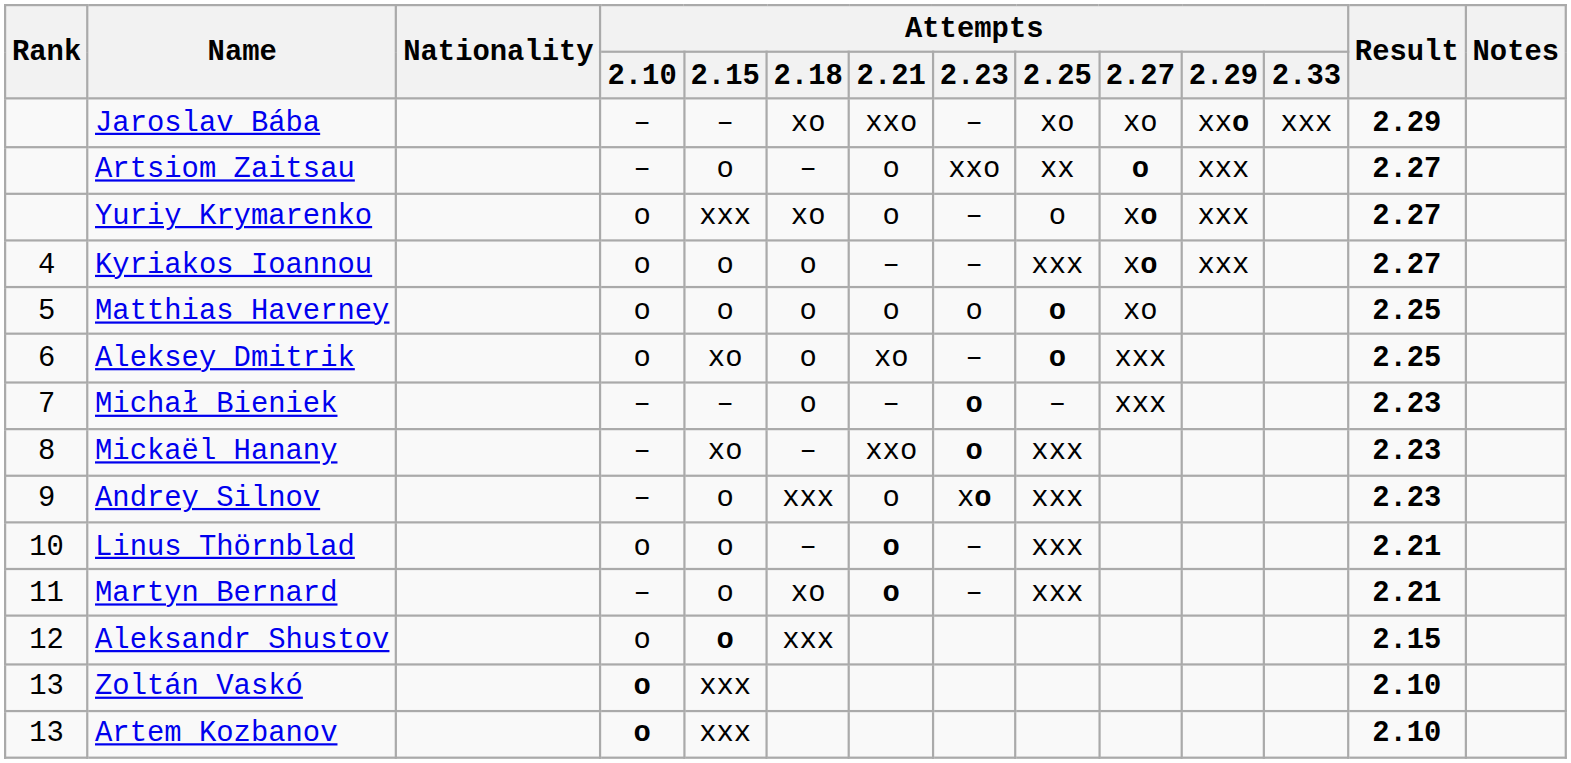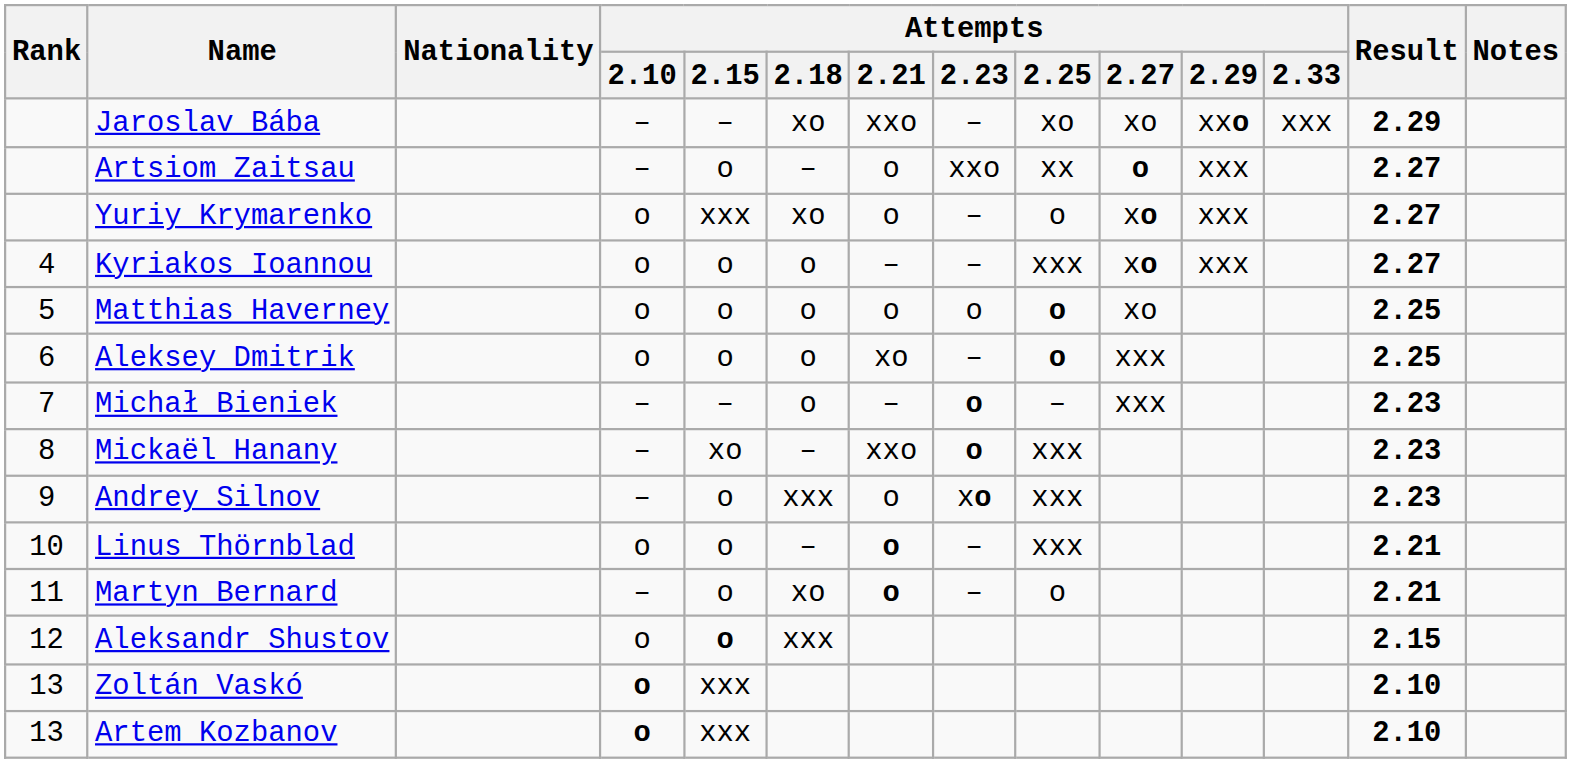(725, 358) xo -> (725, 358) o
(1057, 593) xxx -> (1057, 593) o
